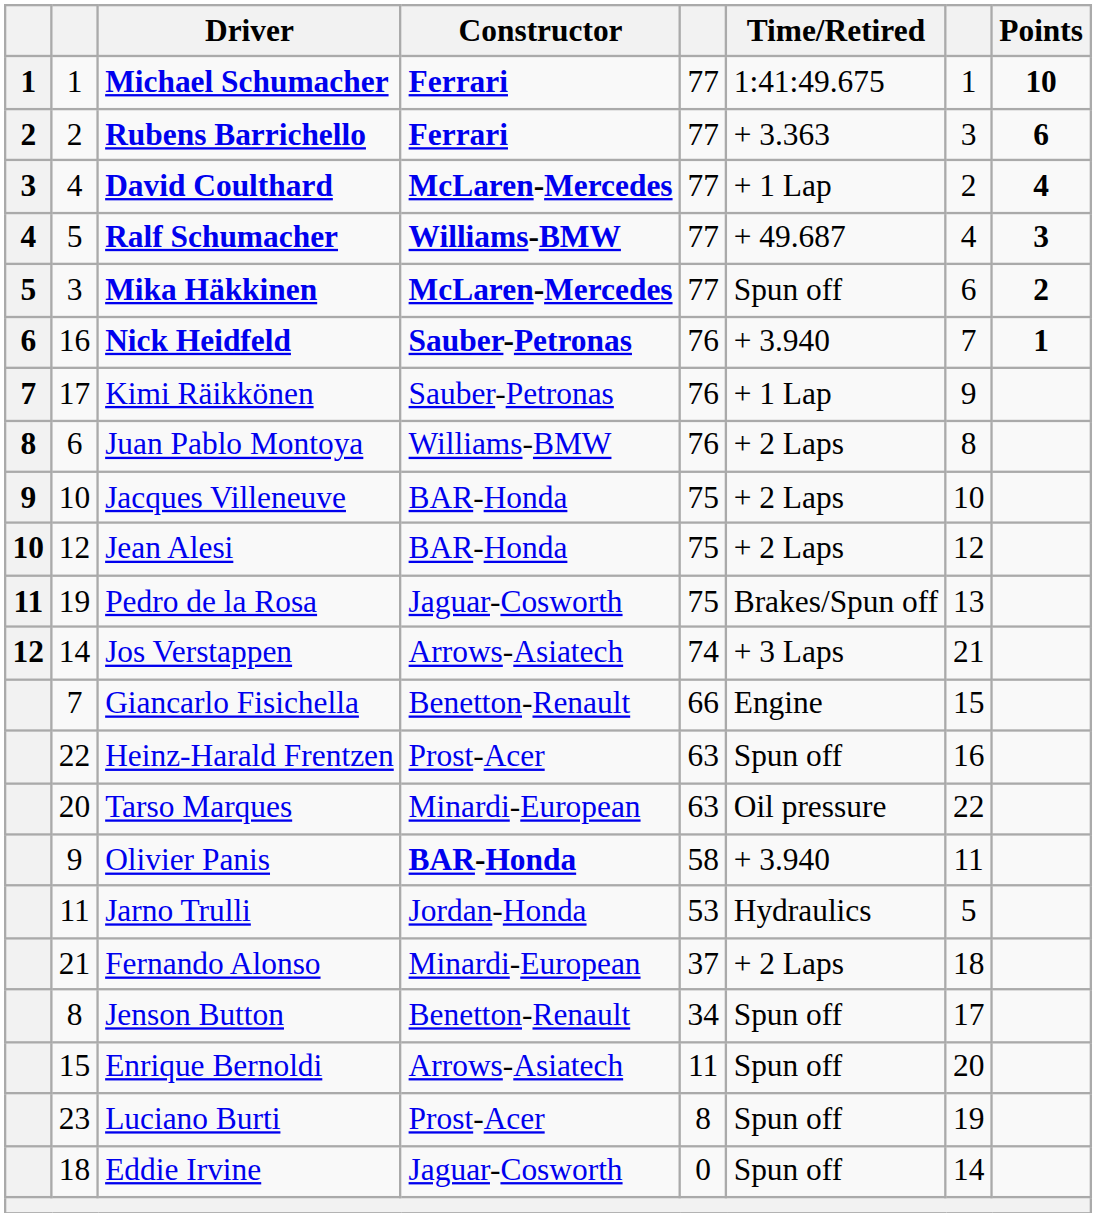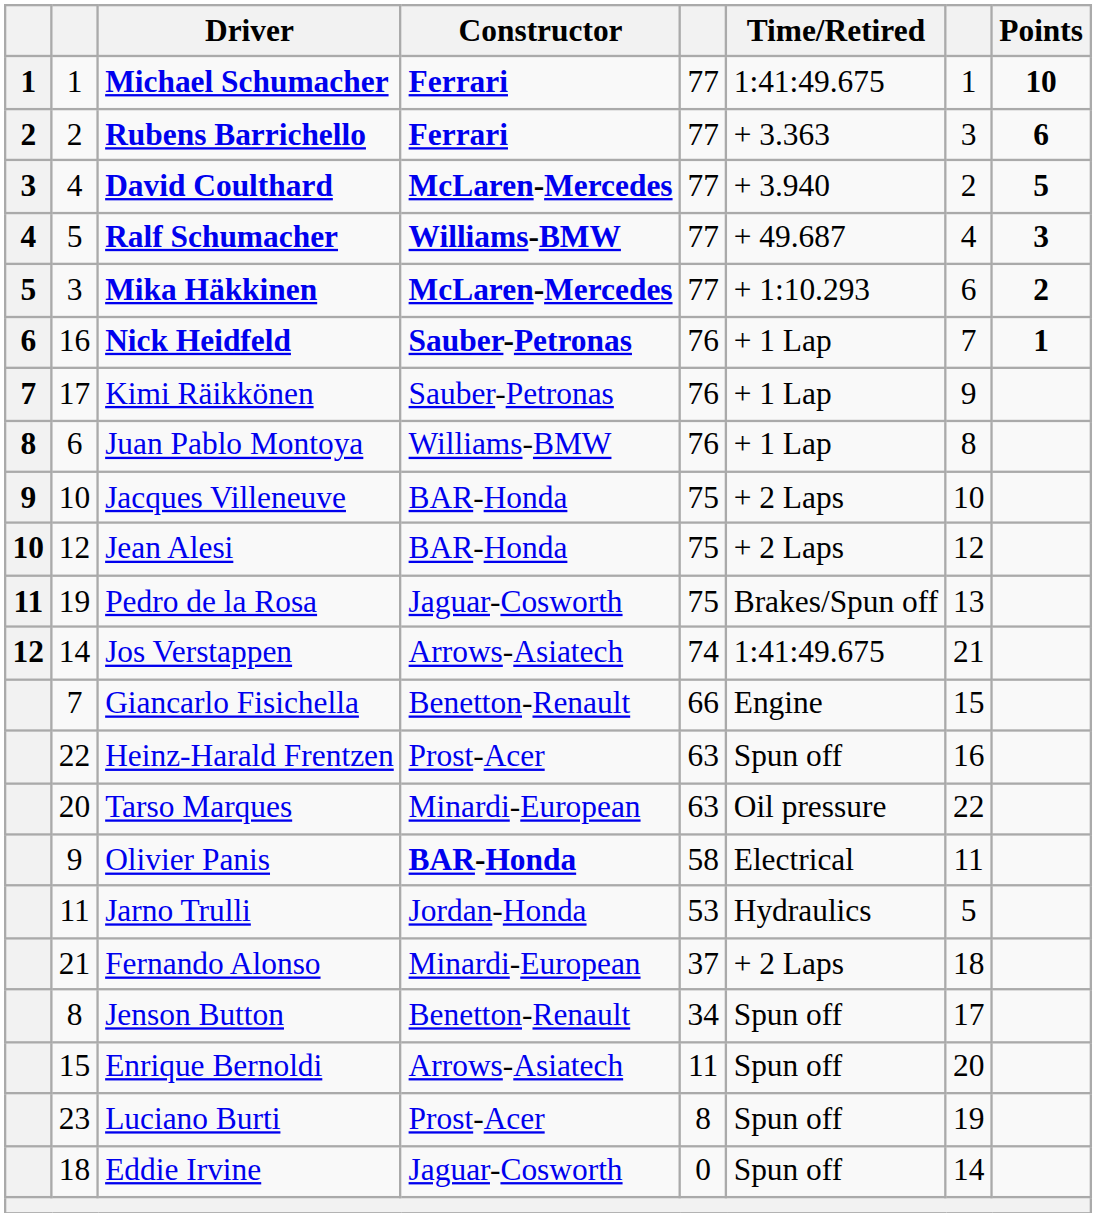(783, 185) + 1 Lap -> (782, 185) + 3.940
(1041, 185) 4 -> (1041, 185) 5
(788, 289) Spun off -> (802, 289) + 1:10.293
(782, 340) + 3.940 -> (783, 340) + 1 Lap
(789, 444) + 2 Laps -> (783, 444) + 1 Lap
(789, 651) + 3 Laps -> (809, 651) 1:41:49.675
(782, 859) + 3.940 -> (794, 859) Electrical
